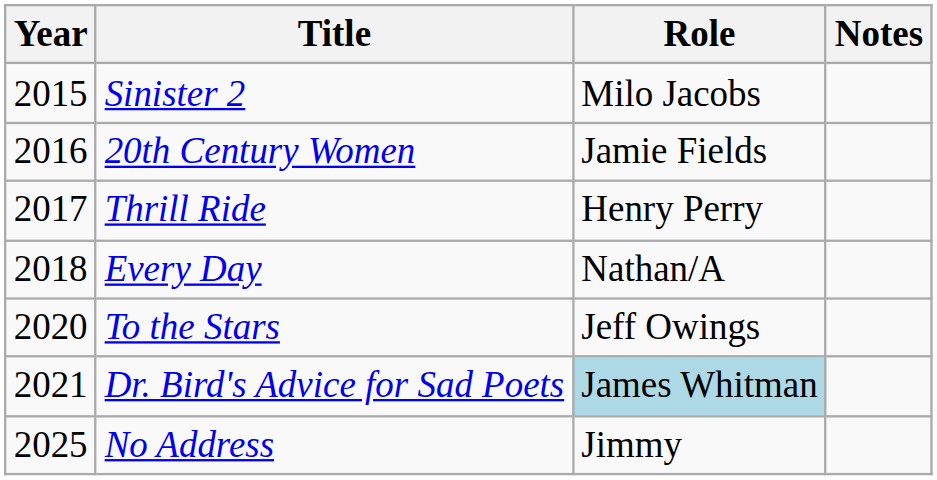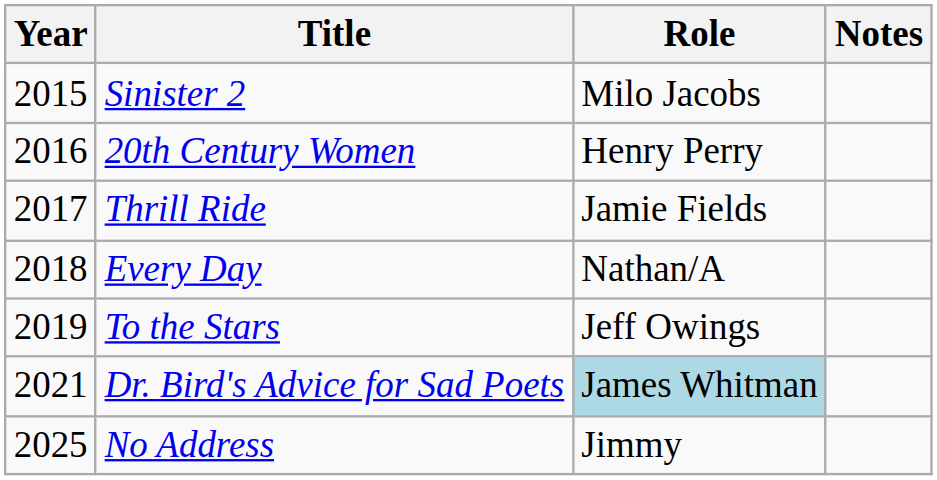(674, 151) Jamie Fields -> (672, 151) Henry Perry
(672, 209) Henry Perry -> (674, 209) Jamie Fields
(51, 326) 2020 -> (51, 326) 2019
